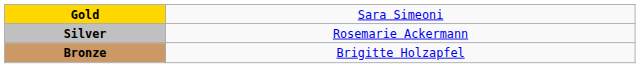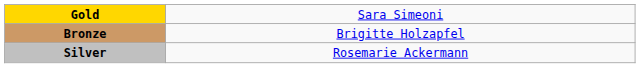rows swapped: (85, 33) <-> (85, 53)
